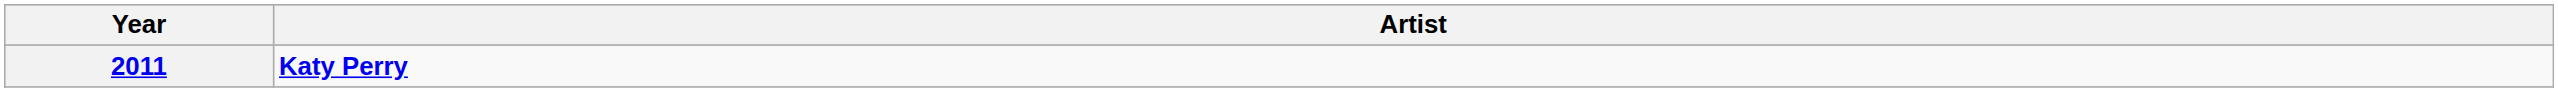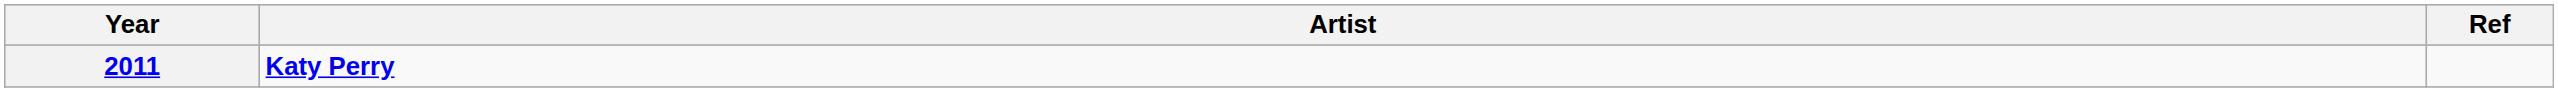+ column: (2490, 24)
